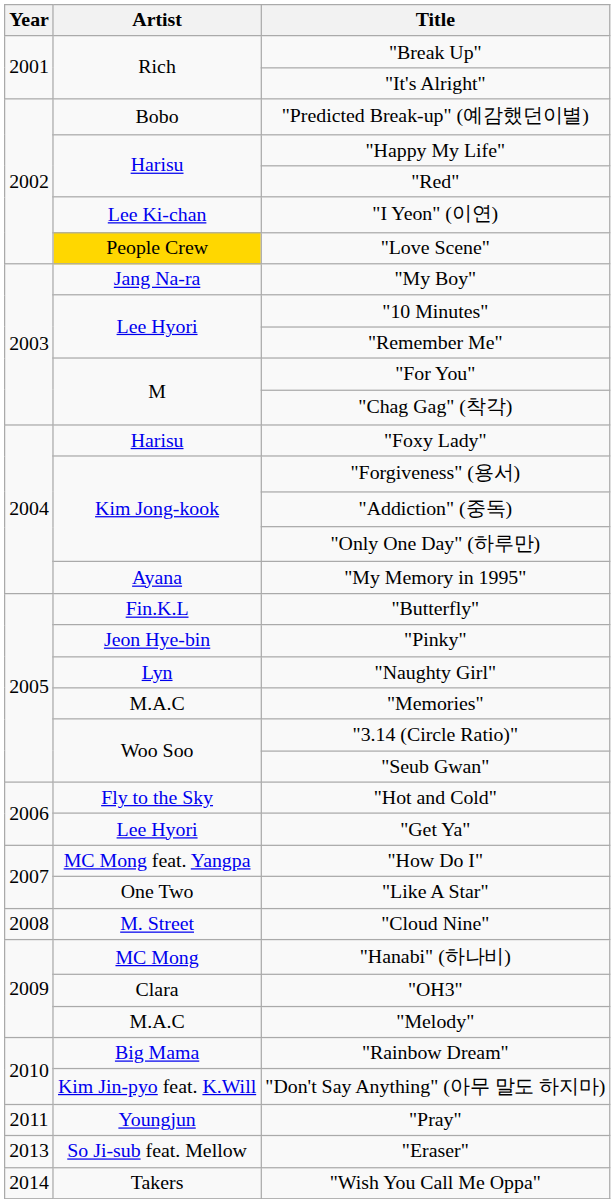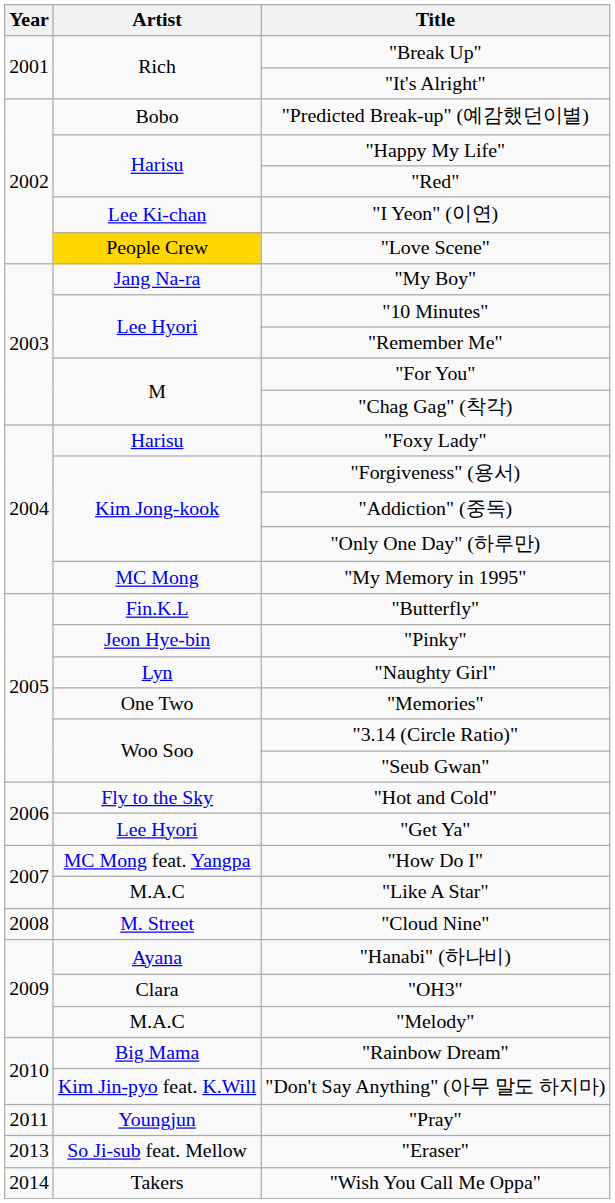(157, 577) Ayana -> (157, 577) MC Mong
(157, 703) M.A.C -> (157, 703) One Two
(157, 892) One Two -> (157, 892) M.A.C
(157, 956) MC Mong -> (157, 956) Ayana
